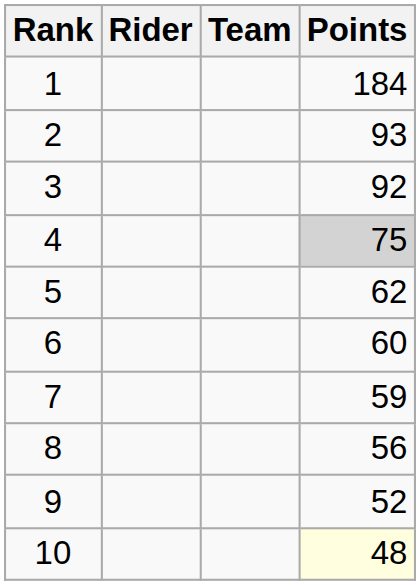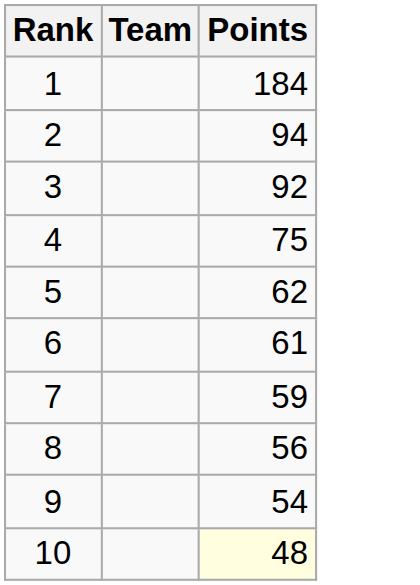- column: (151, 30)
(389, 135) 93 -> (290, 135) 94
(389, 239) lightgrey background -> (290, 239) no background
(389, 344) 60 -> (290, 344) 61
(389, 501) 52 -> (290, 501) 54
